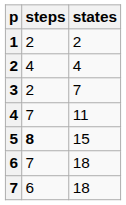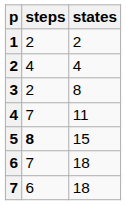(77, 90) 7 -> (77, 90) 8
